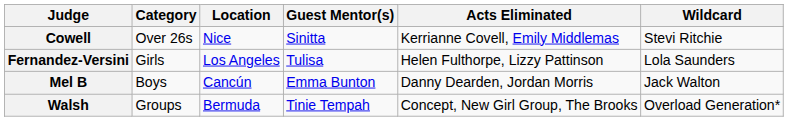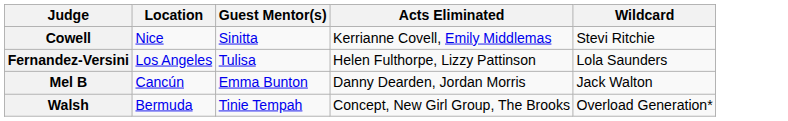- column: (166, 15)
